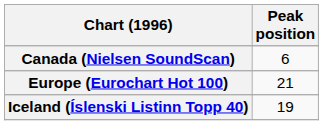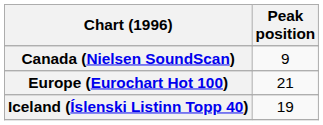(285, 58) 6 -> (285, 58) 9
